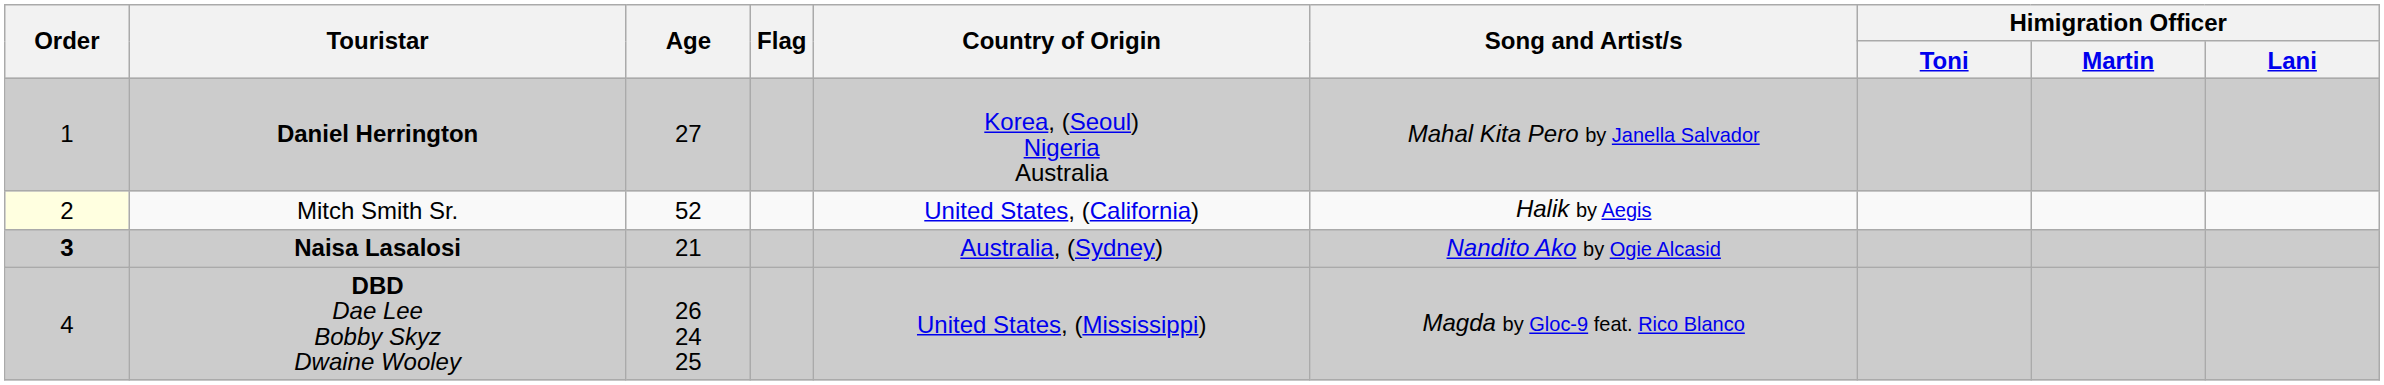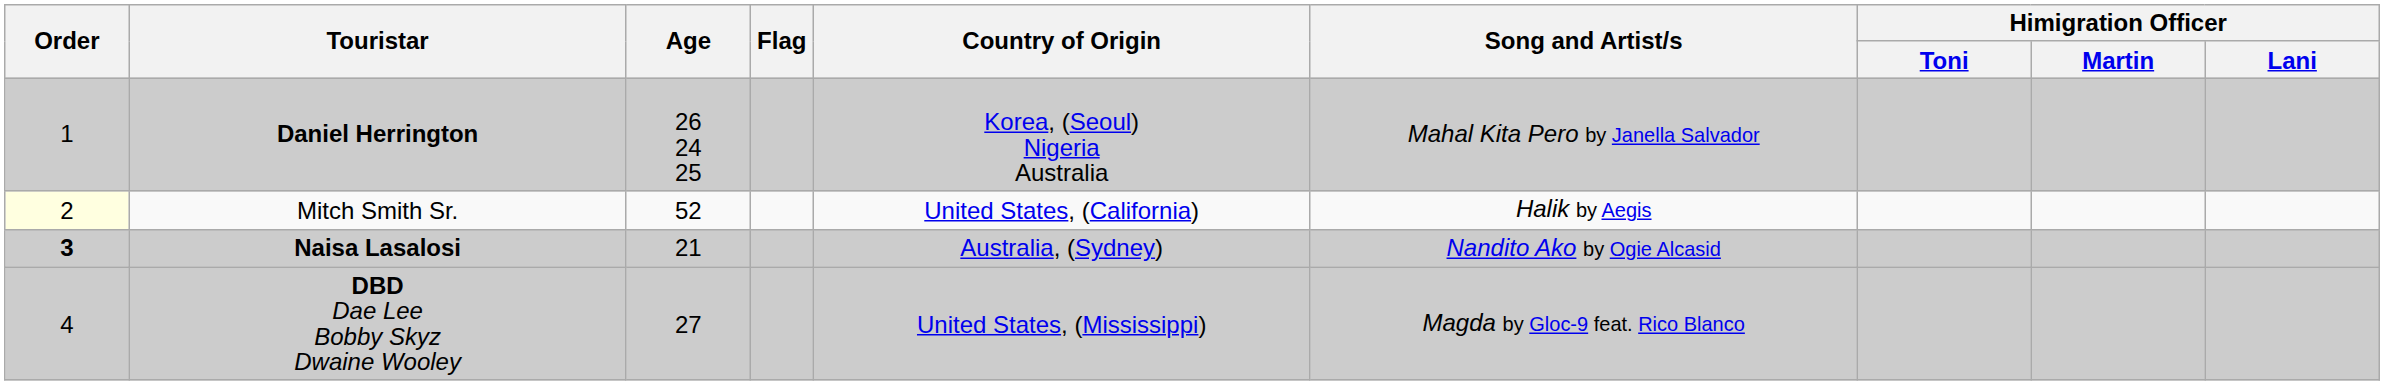(688, 134) 27 -> (688, 147) 26 24 25
(688, 336) 26 24 25 -> (688, 324) 27
